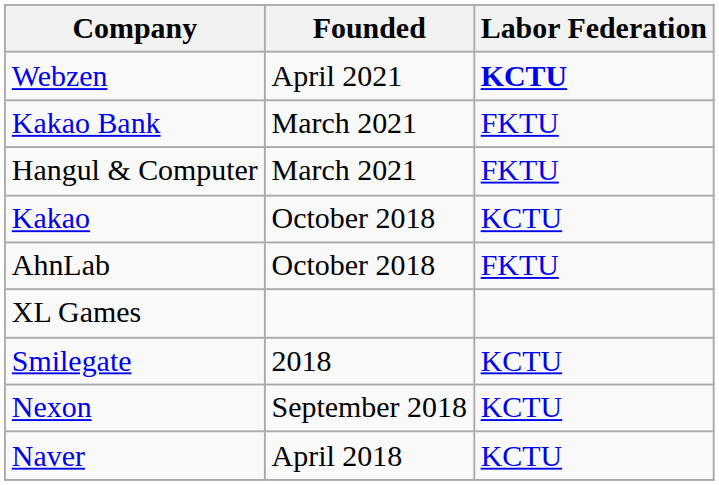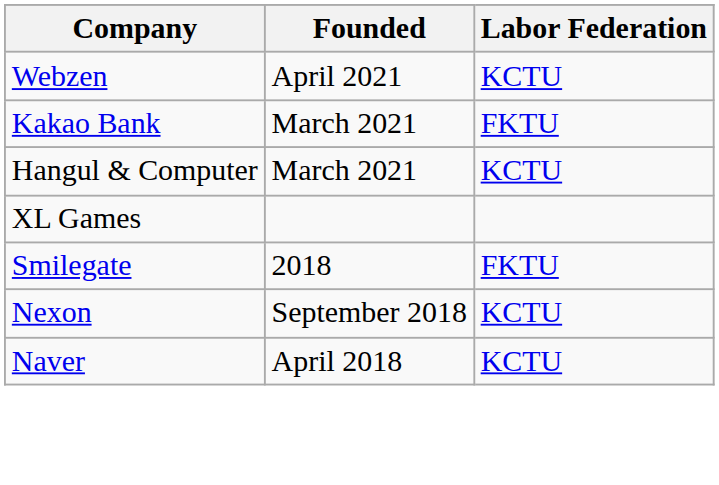(524, 75) bold -> (521, 75) normal
(520, 170) FKTU -> (521, 170) KCTU
- row: (51, 218)
- row: (61, 265)
(521, 360) KCTU -> (520, 265) FKTU
